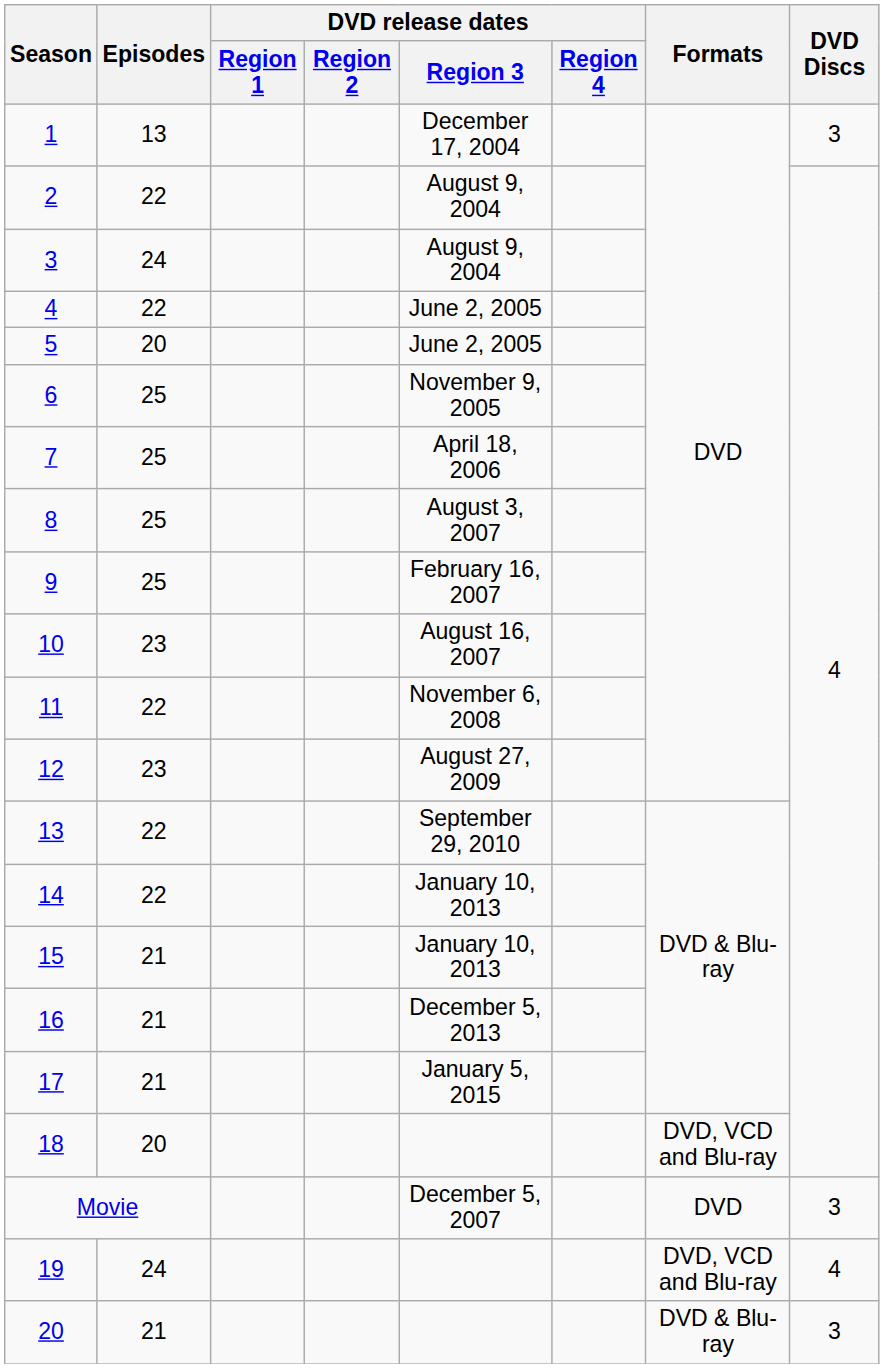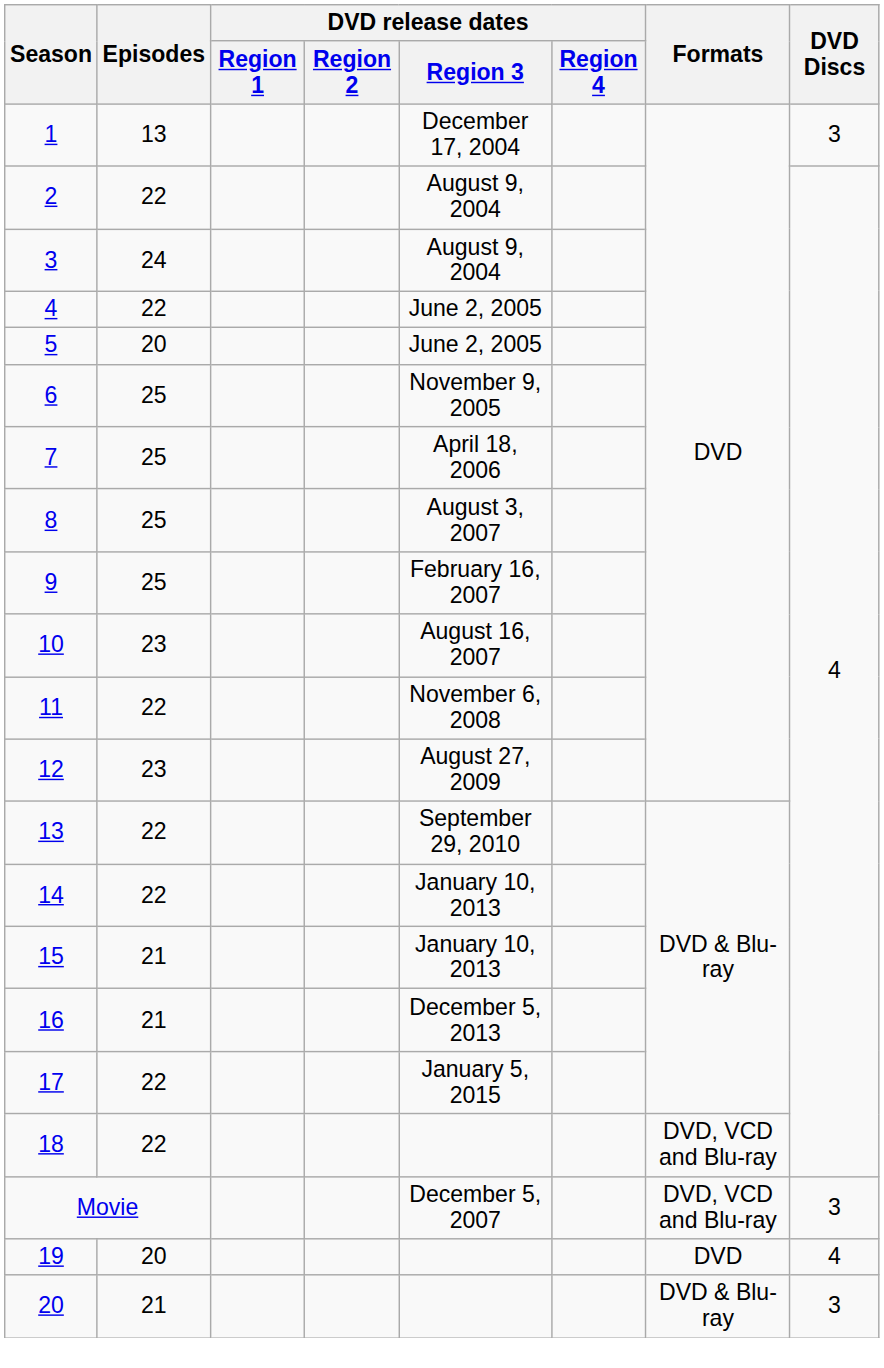(154, 1082) 21 -> (154, 1082) 22
(154, 1144) 20 -> (154, 1144) 22
(718, 1207) DVD -> (718, 1207) DVD, VCD and Blu-ray
(154, 1269) 24 -> (154, 1256) 20
(718, 1269) DVD, VCD and Blu-ray -> (718, 1256) DVD
